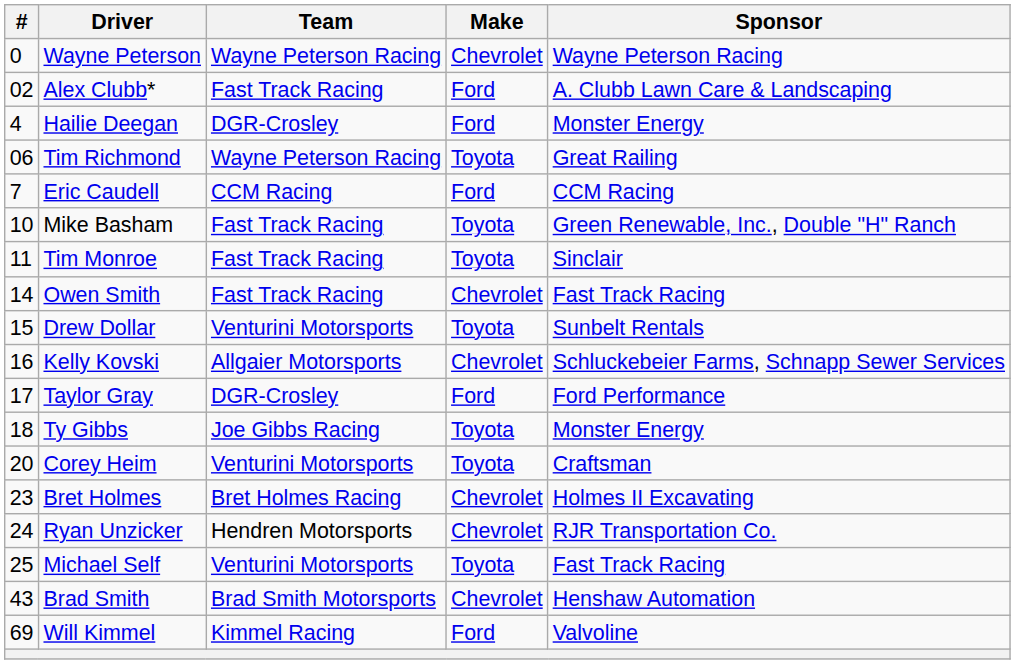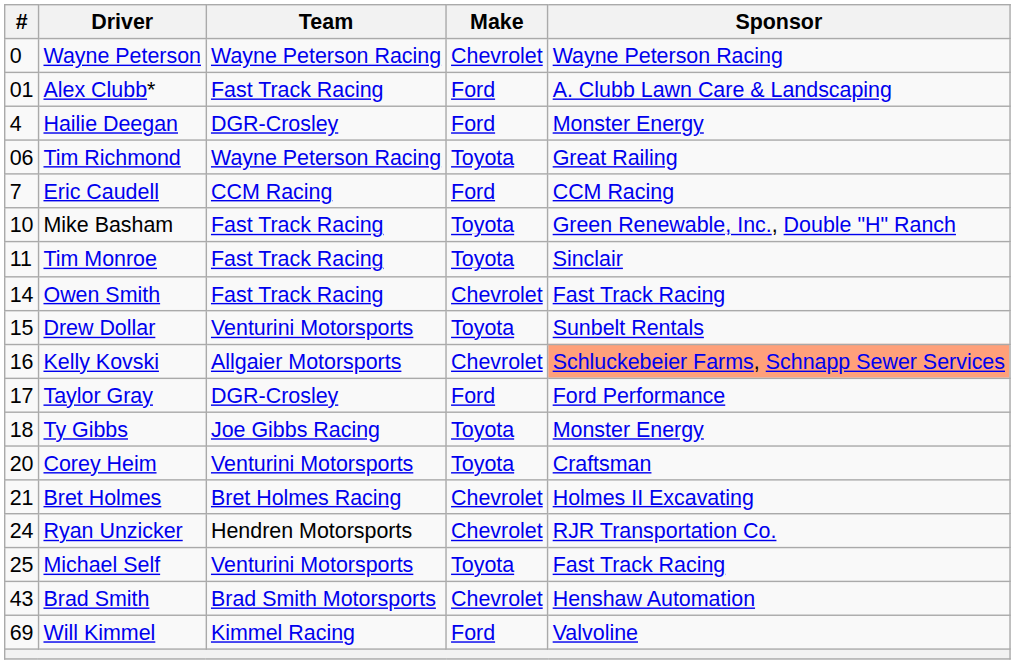(22, 90) 02 -> (22, 90) 01
(779, 361) no background -> (779, 361) lightsalmon background
(22, 497) 23 -> (22, 497) 21
